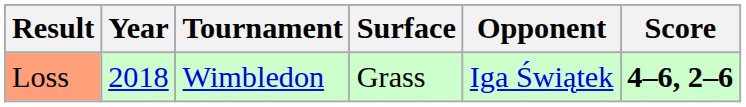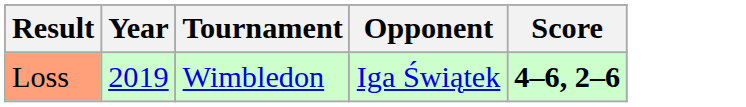- column: (406, 28)
(138, 76) 2018 -> (138, 76) 2019
